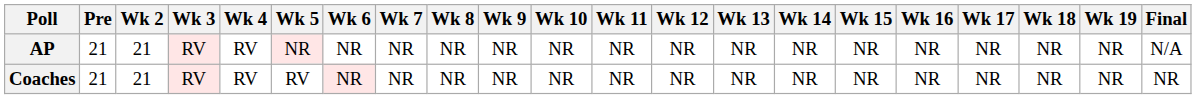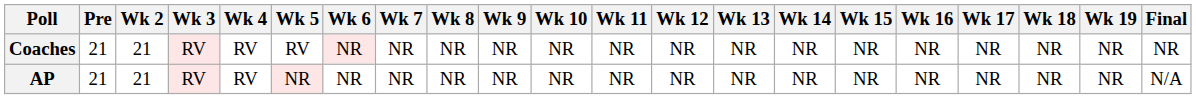rows swapped: (42, 49) <-> (42, 78)
